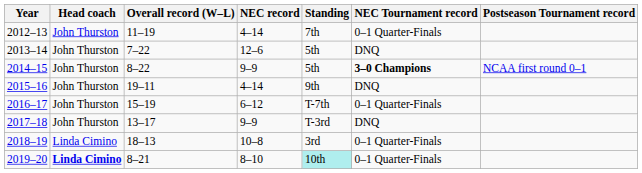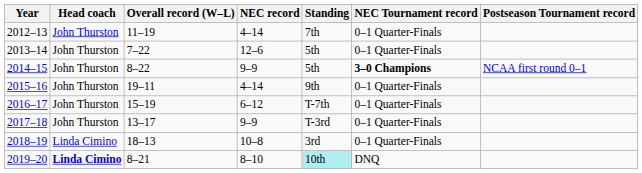(367, 50) DNQ -> (398, 50) 0–1 Quarter-Finals
(367, 86) DNQ -> (398, 86) 0–1 Quarter-Finals
(367, 123) DNQ -> (398, 123) 0–1 Quarter-Finals
(398, 159) 0–1 Quarter-Finals -> (367, 159) DNQ
